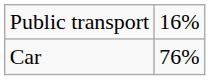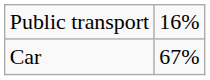(179, 56) 76% -> (179, 56) 67%
